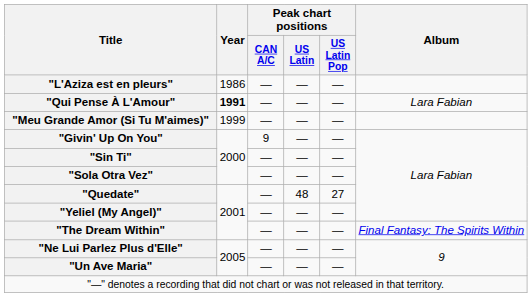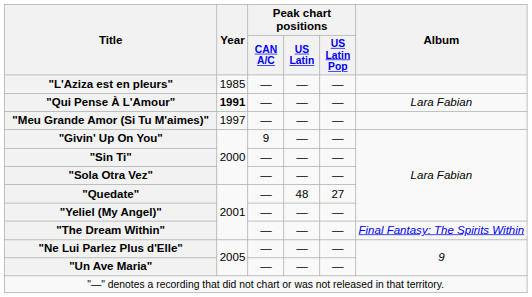(232, 84) 1986 -> (232, 84) 1985
(232, 120) 1999 -> (232, 120) 1997
